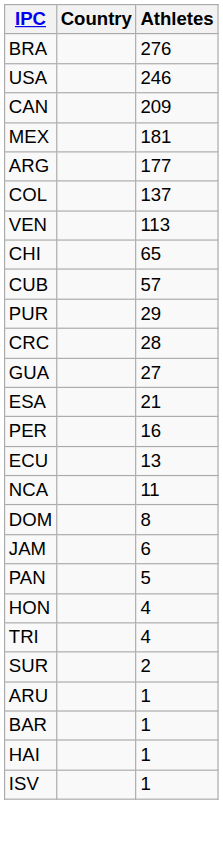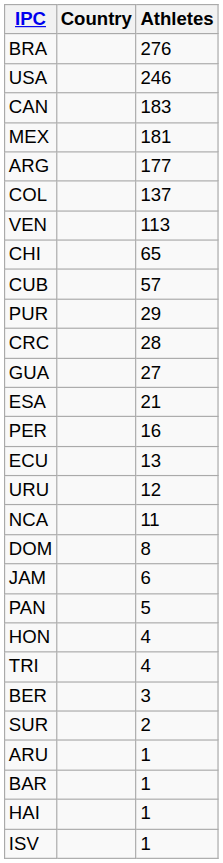(156, 107) 209 -> (156, 107) 183
+ row: (29, 490)
+ row: (28, 696)
